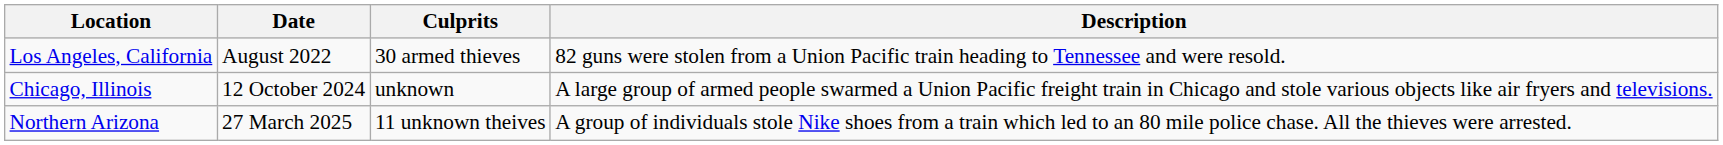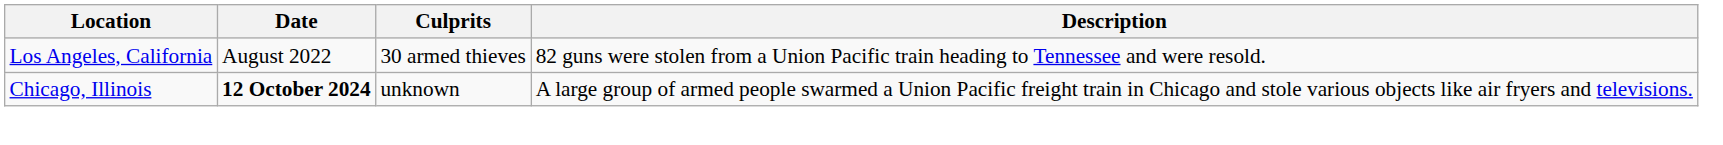(294, 88) normal -> (296, 88) bold
- row: (84, 122)
